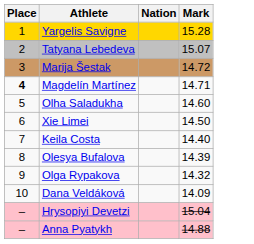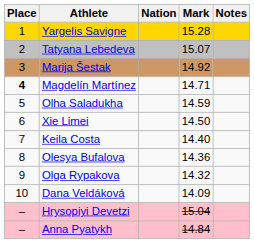+ column: (231, 13)
(196, 67) 14.72 -> (196, 67) 14.92
(196, 103) 14.60 -> (196, 103) 14.59
(196, 157) 14.39 -> (196, 157) 14.36
(196, 229) 14.88 -> (196, 229) 14.84
